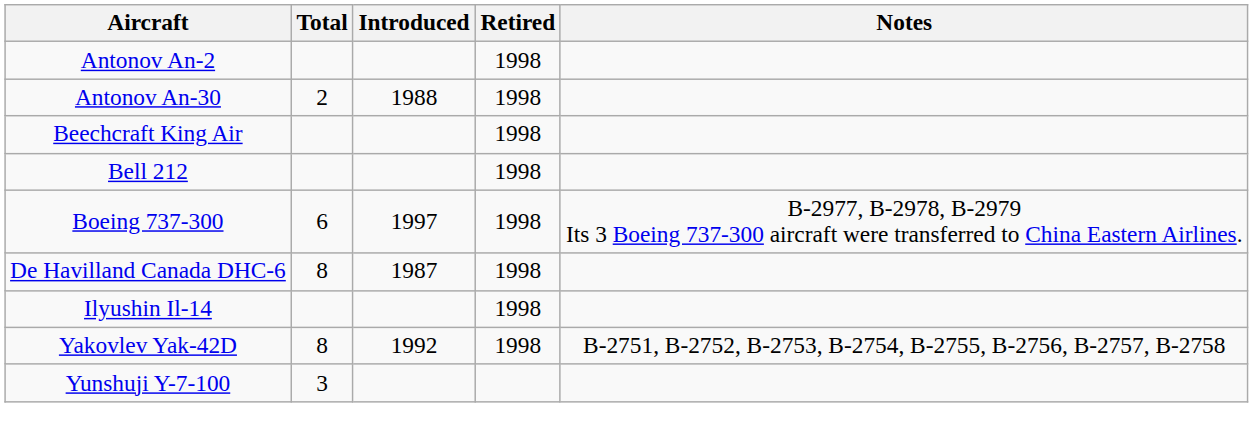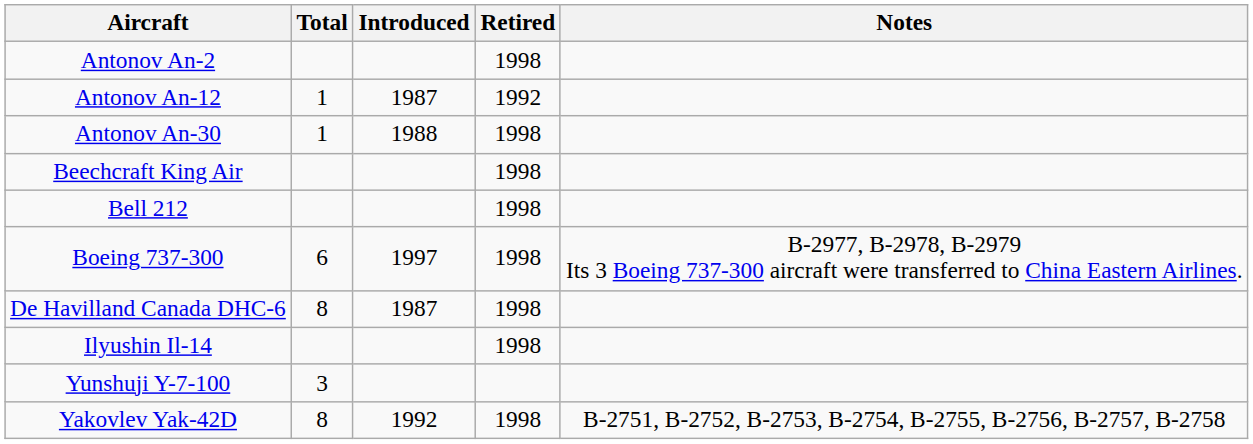+ row: (148, 97)
(322, 97) 2 -> (322, 134) 1
rows swapped: (148, 345) <-> (148, 382)
